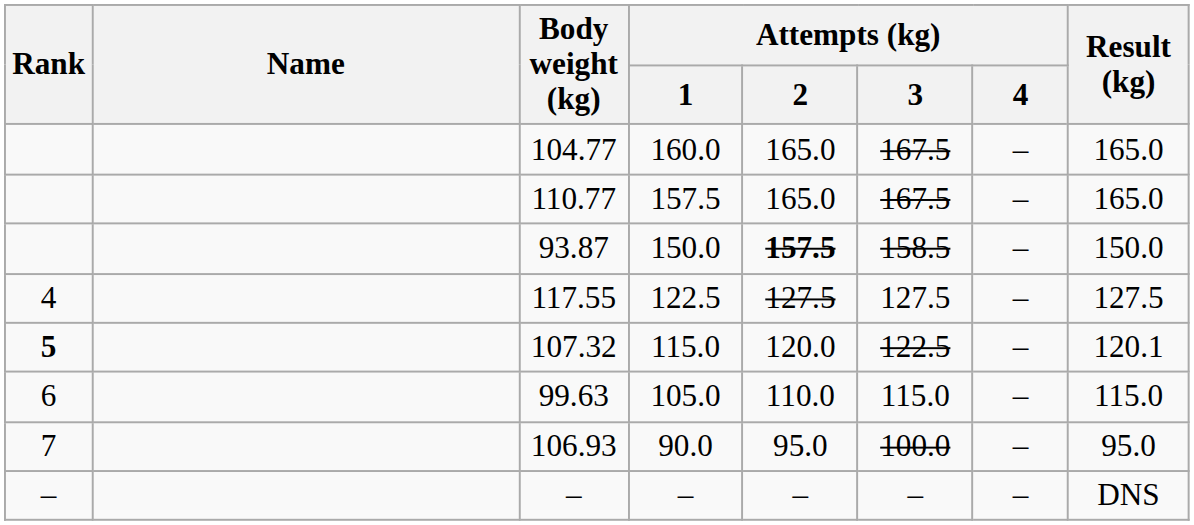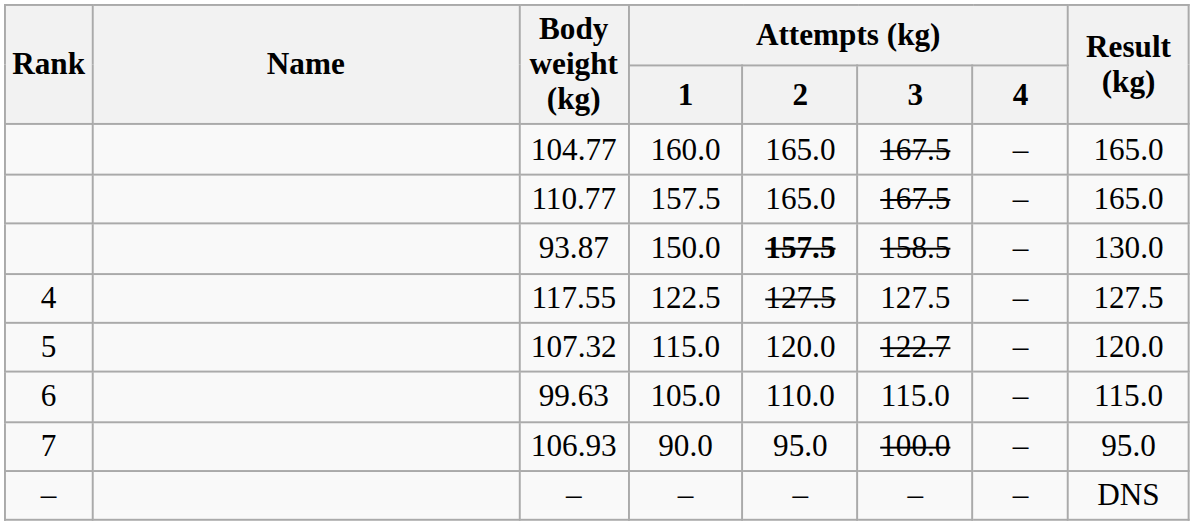(1129, 247) 150.0 -> (1129, 247) 130.0
(49, 346) bold -> (49, 346) normal
(915, 346) 122.5 -> (915, 346) 122.7
(1129, 346) 120.1 -> (1129, 346) 120.0
